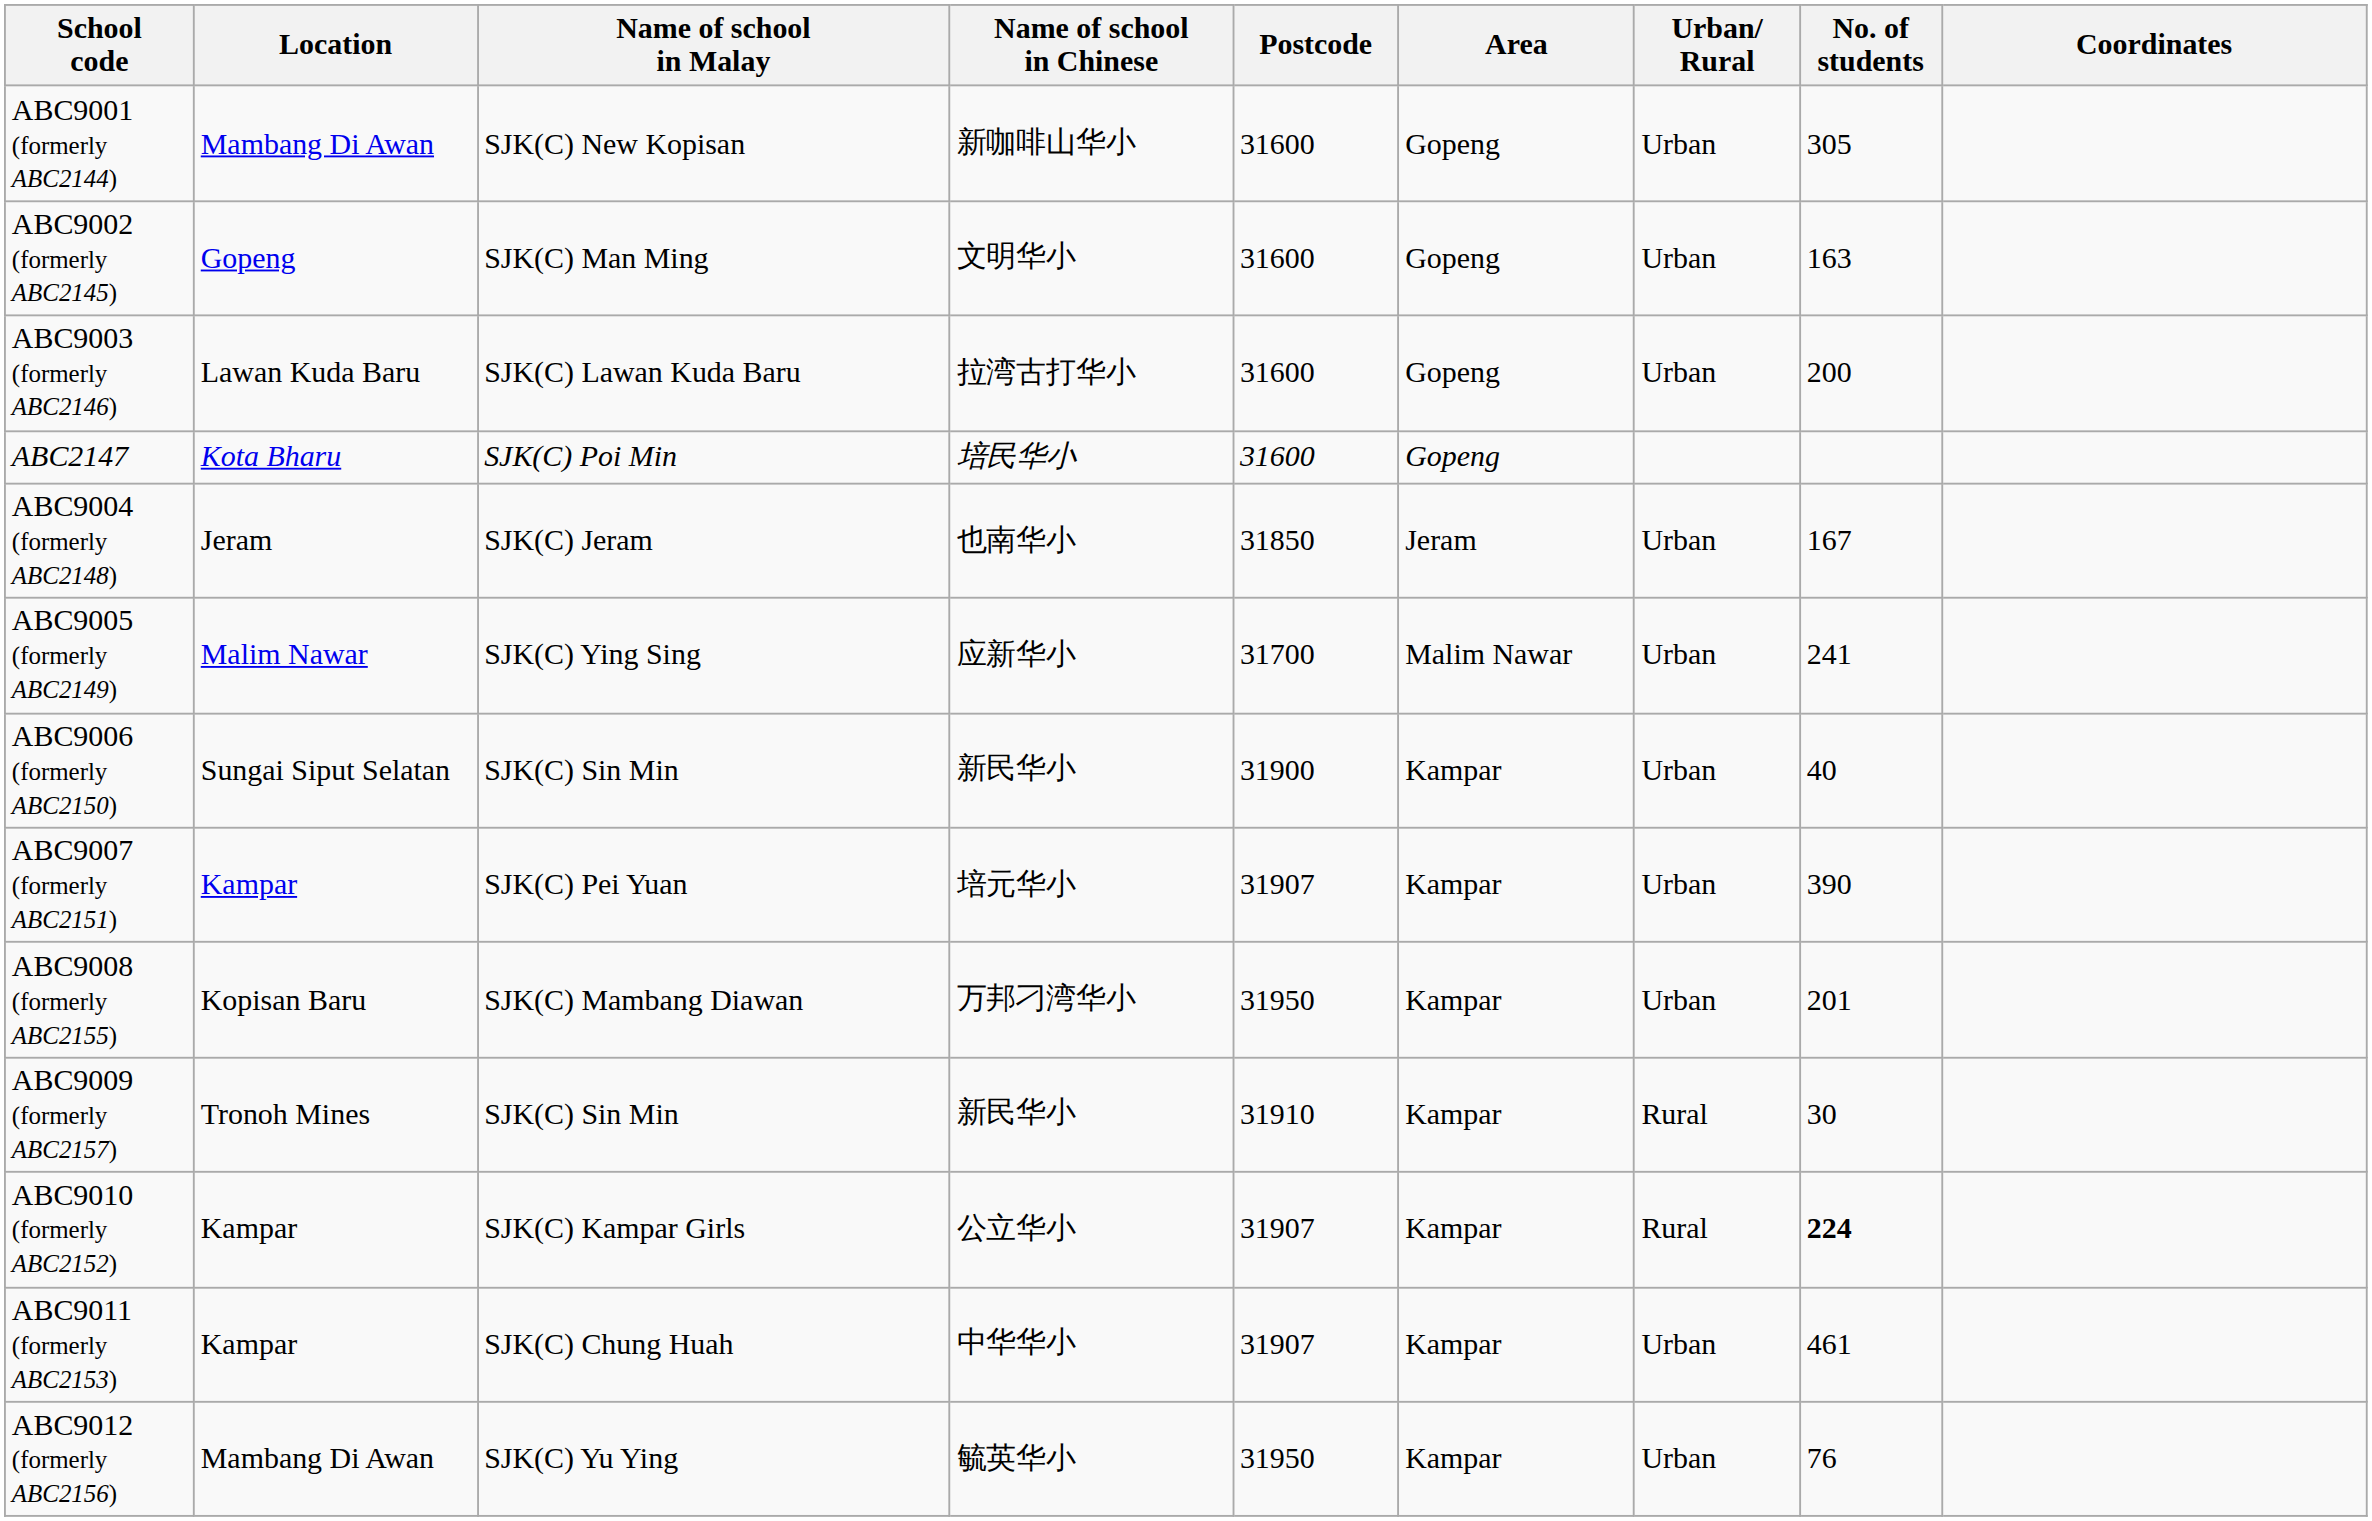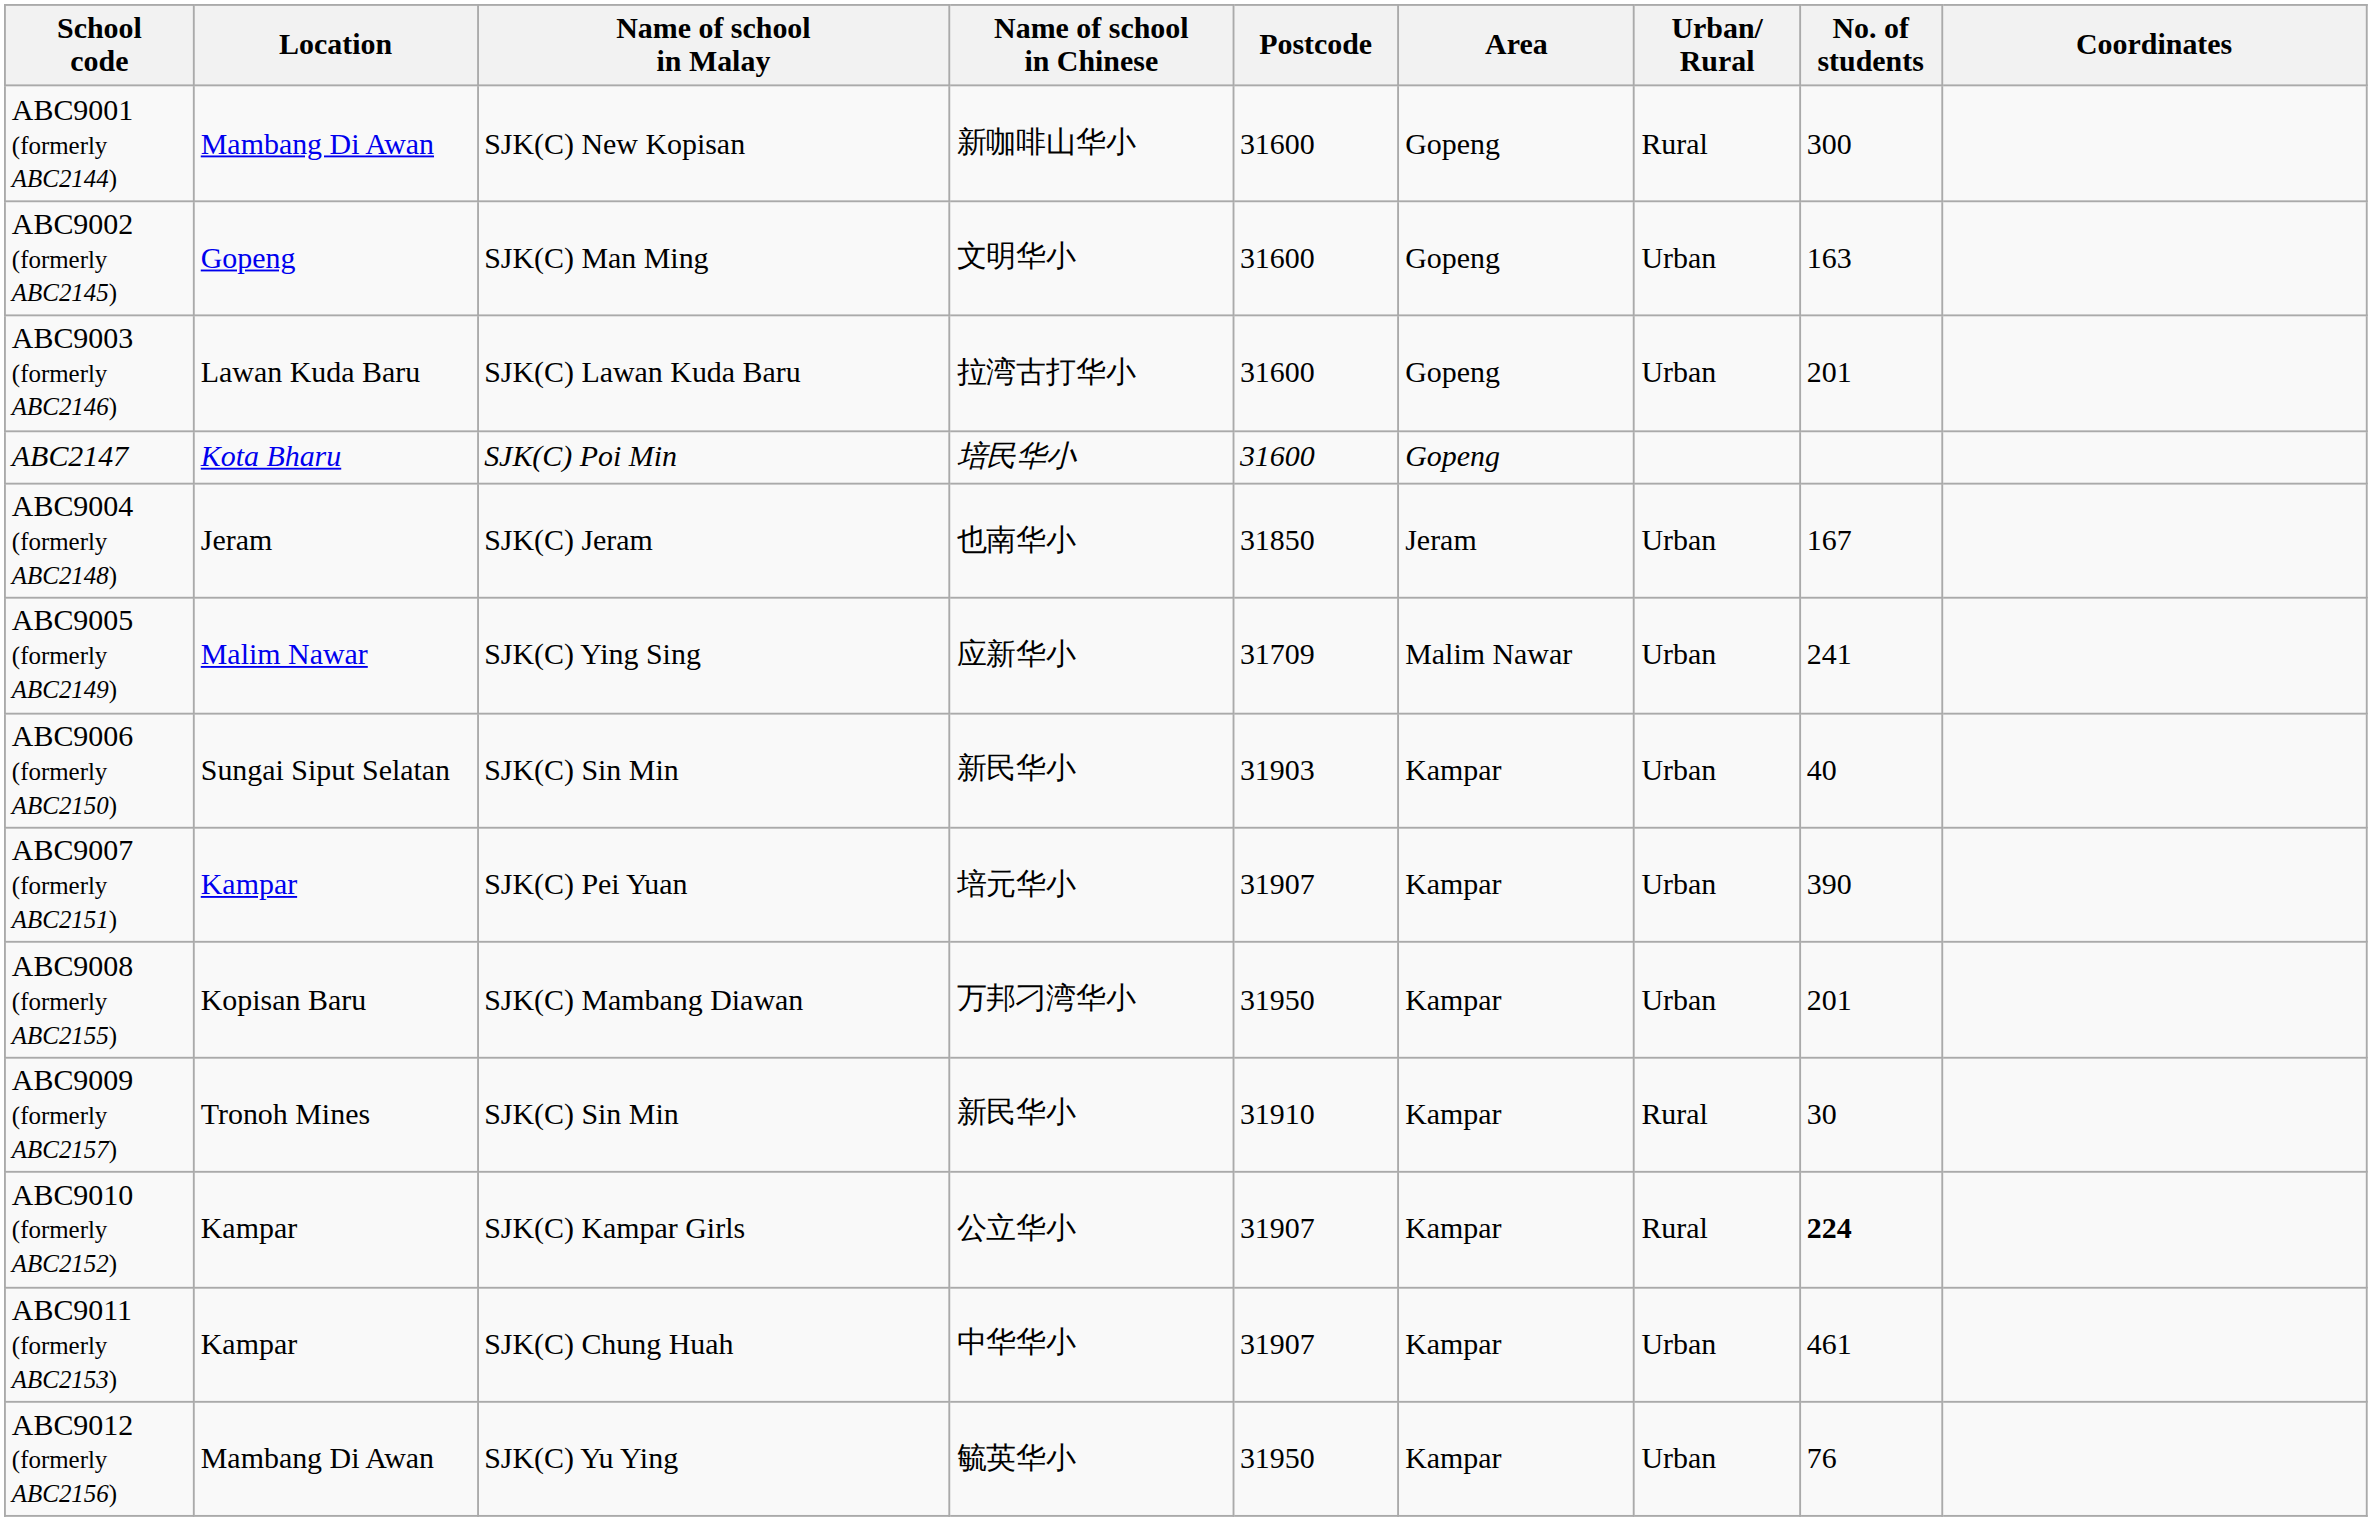(1679, 142) Urban -> (1675, 142) Rural
(1829, 142) 305 -> (1829, 142) 300
(1829, 372) 200 -> (1829, 372) 201
(1277, 655) 31700 -> (1277, 655) 31709
(1277, 769) 31900 -> (1277, 769) 31903
